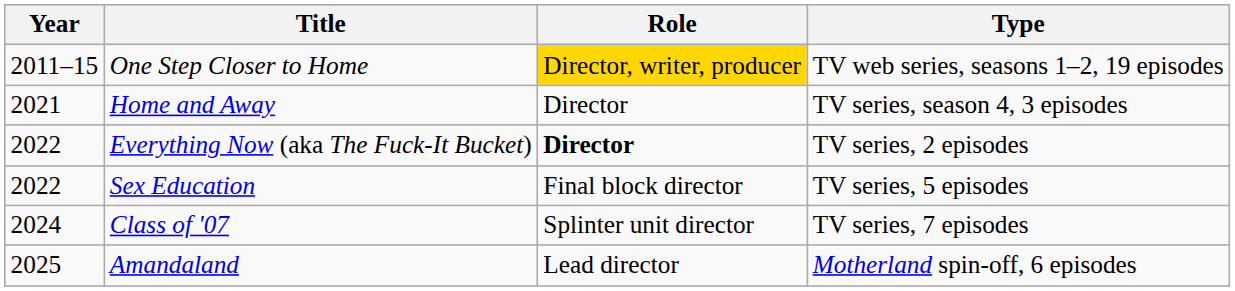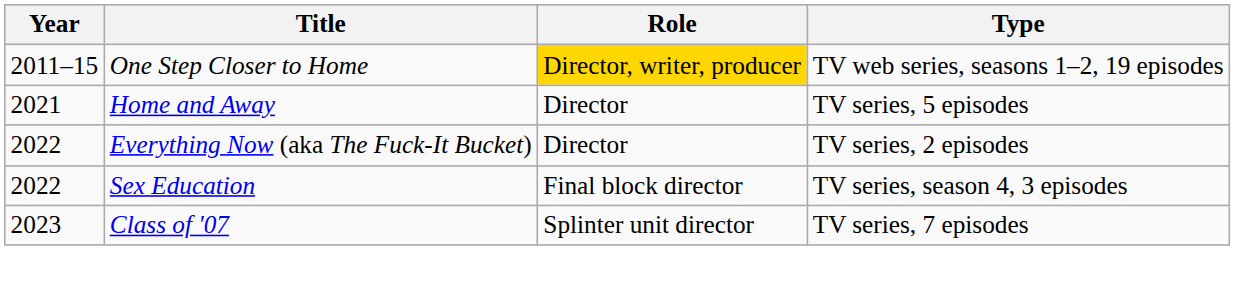(970, 104) TV series, season 4, 3 episodes -> (921, 104) TV series, 5 episodes
(589, 144) bold -> (585, 144) normal
(921, 184) TV series, 5 episodes -> (970, 184) TV series, season 4, 3 episodes
(36, 225) 2024 -> (36, 225) 2023
- row: (174, 265)
